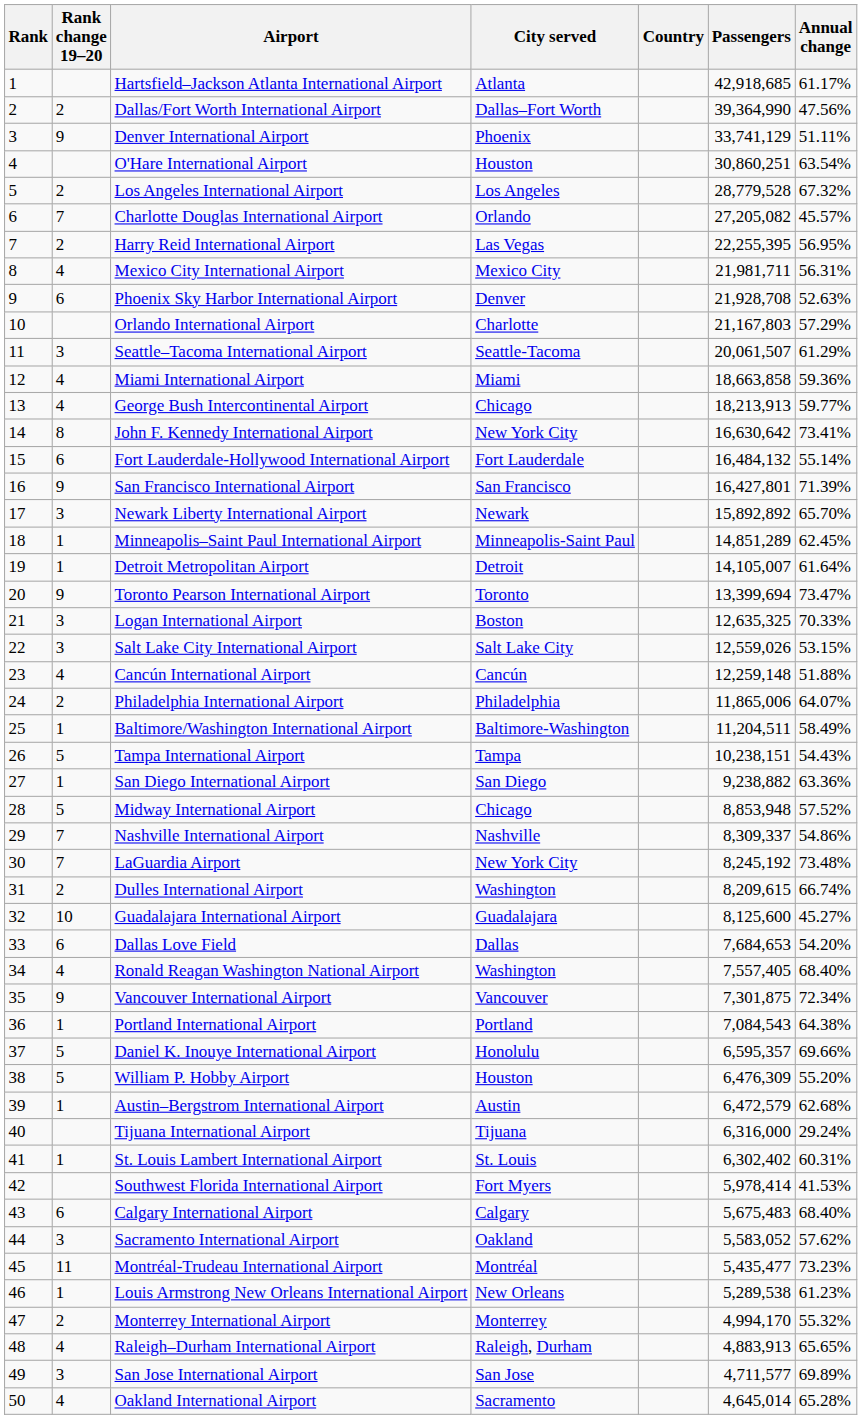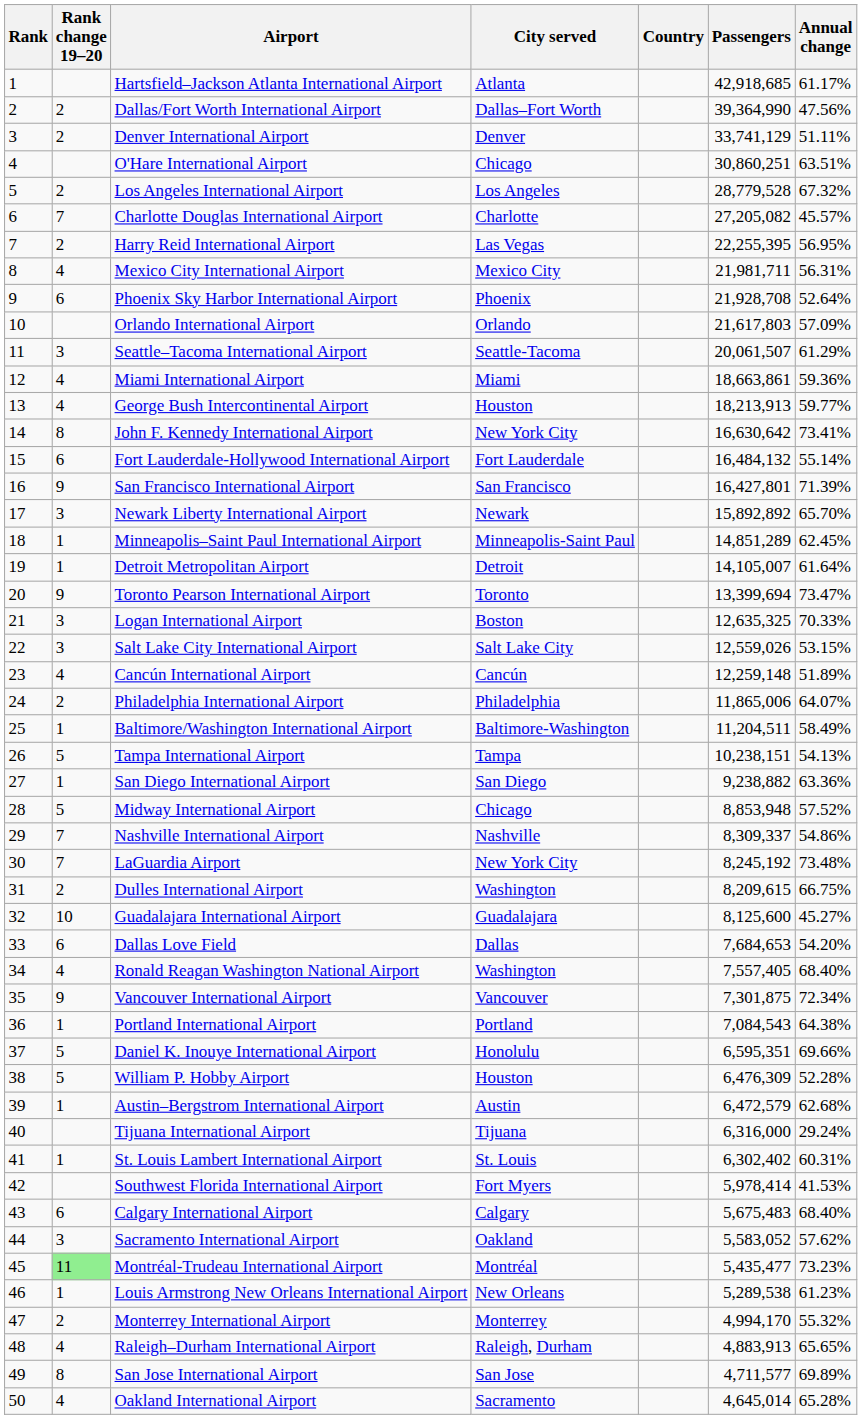(60, 136) 9 -> (60, 136) 2
(503, 136) Phoenix -> (500, 136) Denver
(504, 163) Houston -> (503, 163) Chicago
(825, 163) 63.54% -> (825, 163) 63.51%
(503, 217) Orlando -> (507, 217) Charlotte
(500, 298) Denver -> (503, 298) Phoenix
(825, 298) 52.63% -> (825, 298) 52.64%
(507, 325) Charlotte -> (503, 325) Orlando
(753, 325) 21,167,803 -> (753, 325) 21,617,803
(825, 325) 57.29% -> (825, 325) 57.09%
(753, 378) 18,663,858 -> (753, 378) 18,663,861
(503, 405) Chicago -> (504, 405) Houston
(825, 674) 51.88% -> (825, 674) 51.89%
(825, 755) 54.43% -> (825, 755) 54.13%
(825, 889) 66.74% -> (825, 889) 66.75%
(757, 1051) 6,595,357 -> (757, 1051) 6,595,351
(825, 1078) 55.20% -> (825, 1078) 52.28%
(64, 1266) no background -> (64, 1266) lightgreen background
(60, 1374) 3 -> (60, 1374) 8
